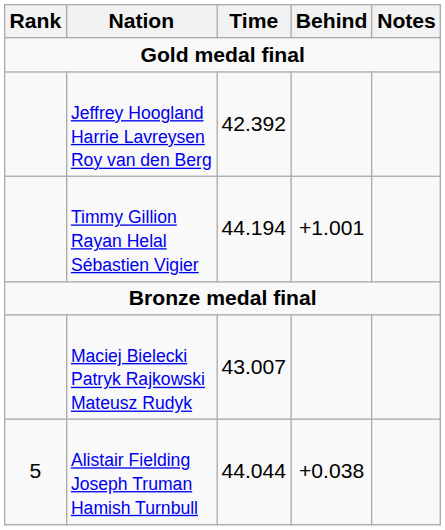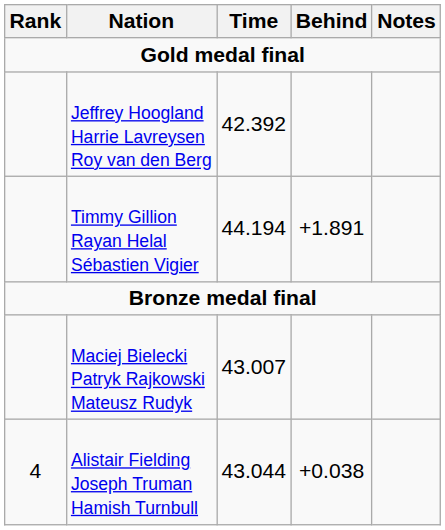(332, 228) +1.001 -> (332, 228) +1.891
(35, 471) 5 -> (35, 471) 4
(254, 471) 44.044 -> (254, 471) 43.044
